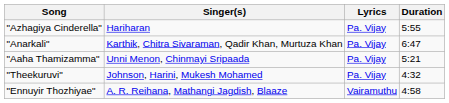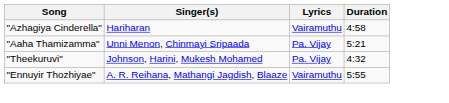(366, 28) Pa. Vijay -> (317, 28) Vairamuthu
(411, 28) 5:55 -> (356, 28) 4:58
- row: (28, 43)
(411, 91) 4:58 -> (356, 75) 5:55
